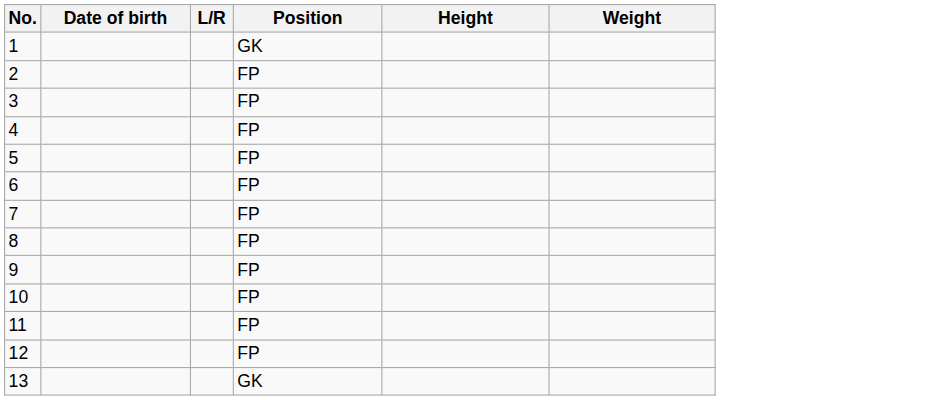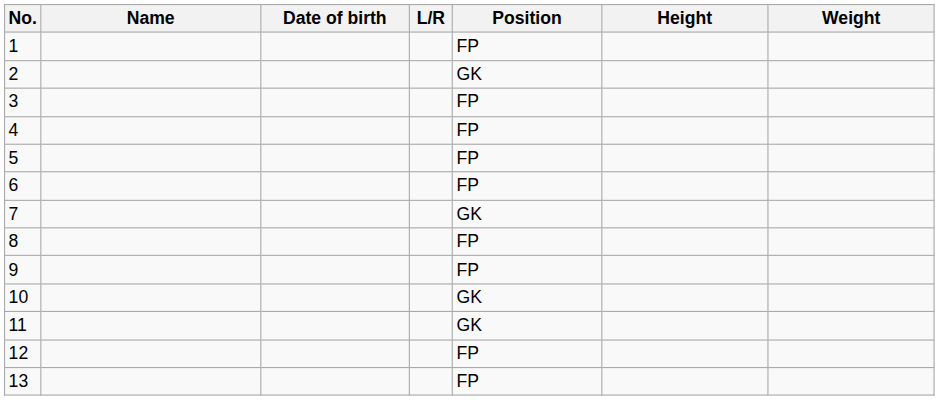+ column: (151, 18)
(250, 46) GK -> (468, 46) FP
(249, 74) FP -> (469, 74) GK
(249, 213) FP -> (469, 213) GK
(249, 297) FP -> (469, 297) GK
(249, 325) FP -> (469, 325) GK
(250, 381) GK -> (468, 381) FP
